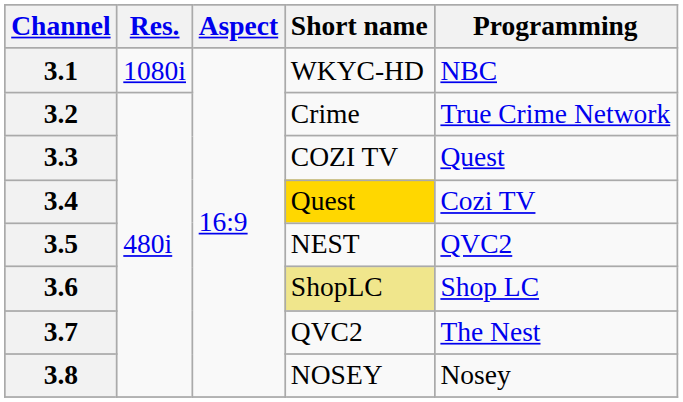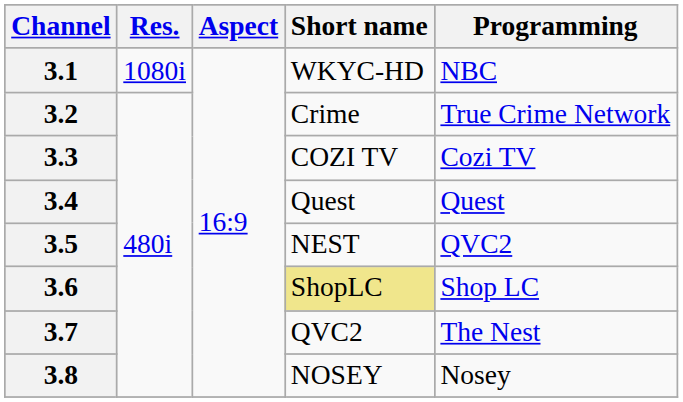(472, 157) Quest -> (488, 157) Cozi TV
(323, 200) gold background -> (323, 200) no background
(488, 200) Cozi TV -> (472, 200) Quest
